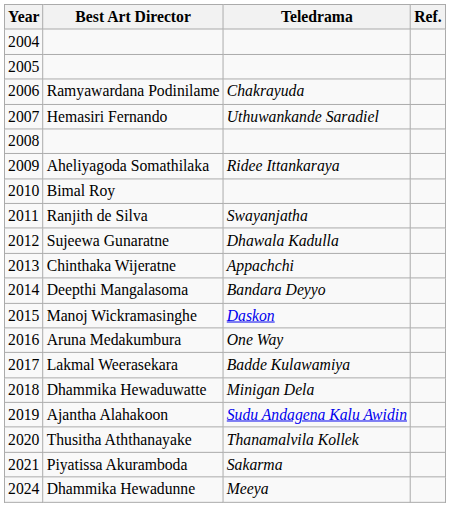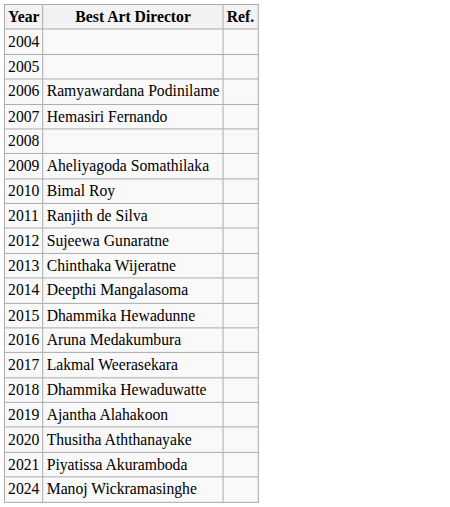- column: (317, 16)
(122, 315) Manoj Wickramasinghe -> (121, 315) Dhammika Hewadunne
(121, 489) Dhammika Hewadunne -> (122, 489) Manoj Wickramasinghe
